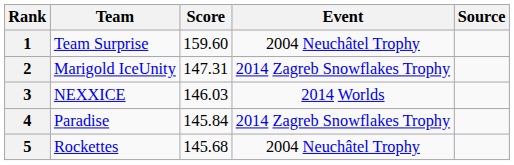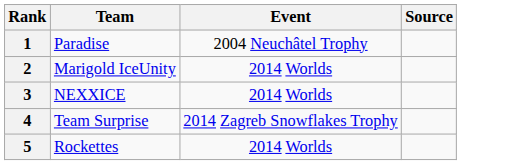- column: (206, 17)
(101, 43) Team Surprise -> (82, 43) Paradise
(343, 69) 2014 Zagreb Snowflakes Trophy -> (291, 69) 2014 Worlds
(82, 120) Paradise -> (101, 120) Team Surprise
(343, 146) 2004 Neuchâtel Trophy -> (291, 146) 2014 Worlds
